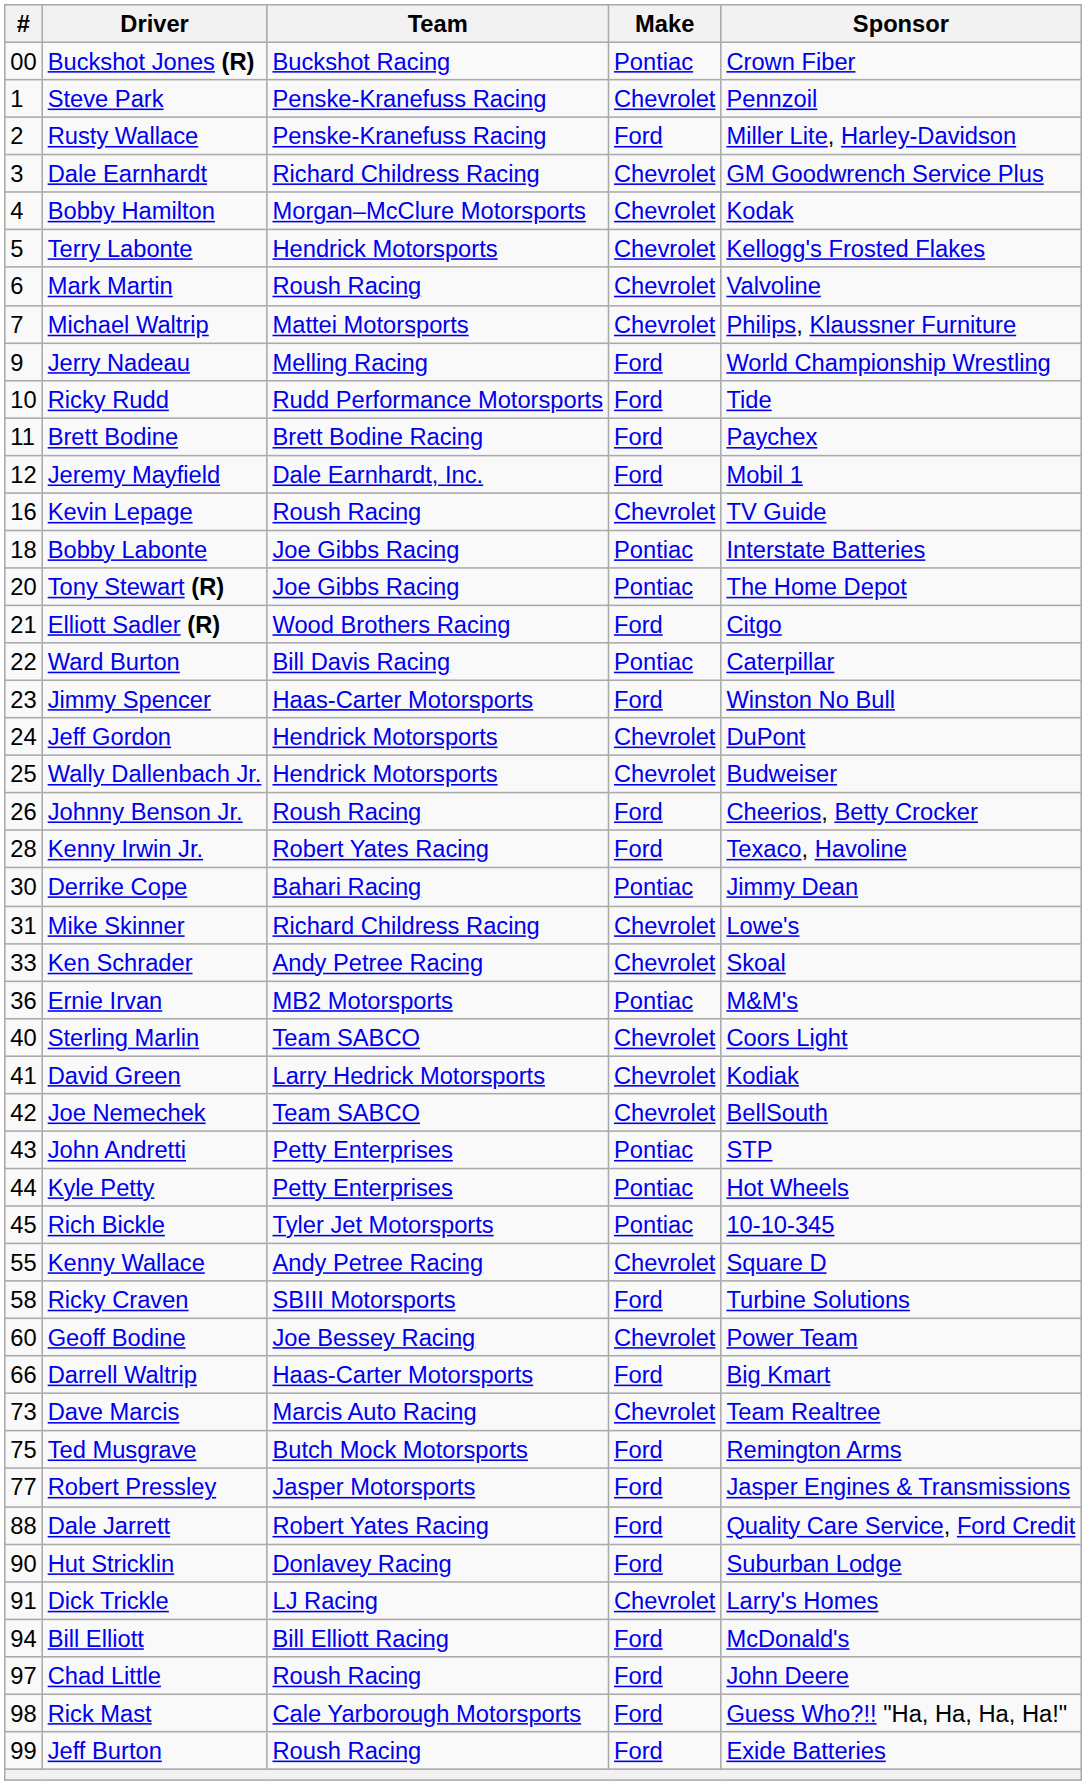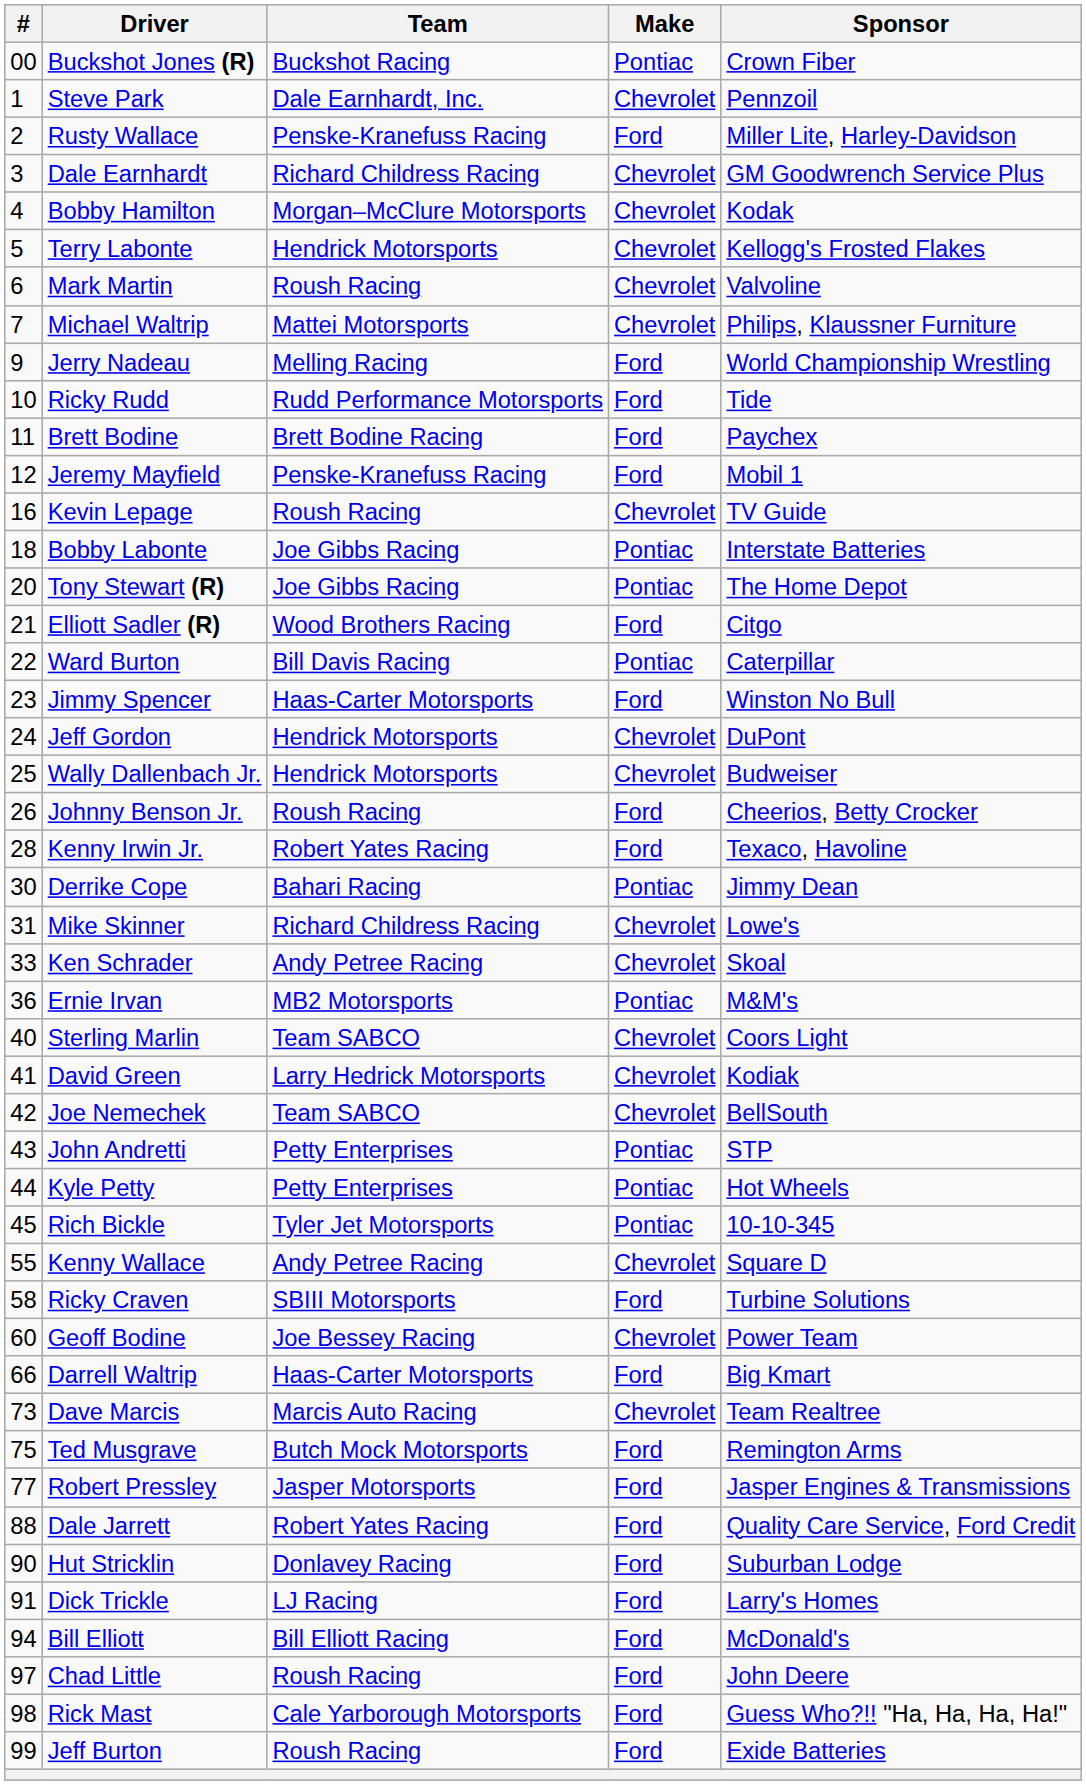(409, 99) Penske-Kranefuss Racing -> (378, 99) Dale Earnhardt, Inc.
(378, 474) Dale Earnhardt, Inc. -> (409, 474) Penske-Kranefuss Racing
(665, 1600) Chevrolet -> (638, 1600) Ford
